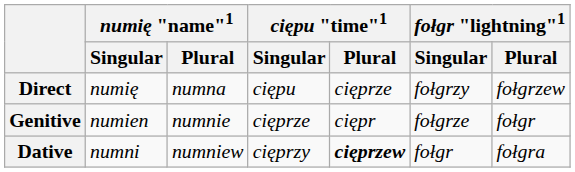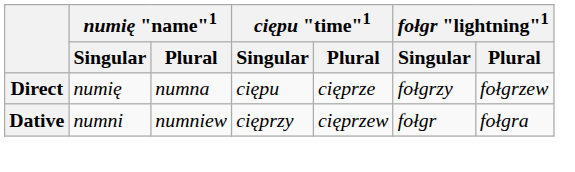- row: (45, 119)
(370, 151) bold -> (353, 119) normal
